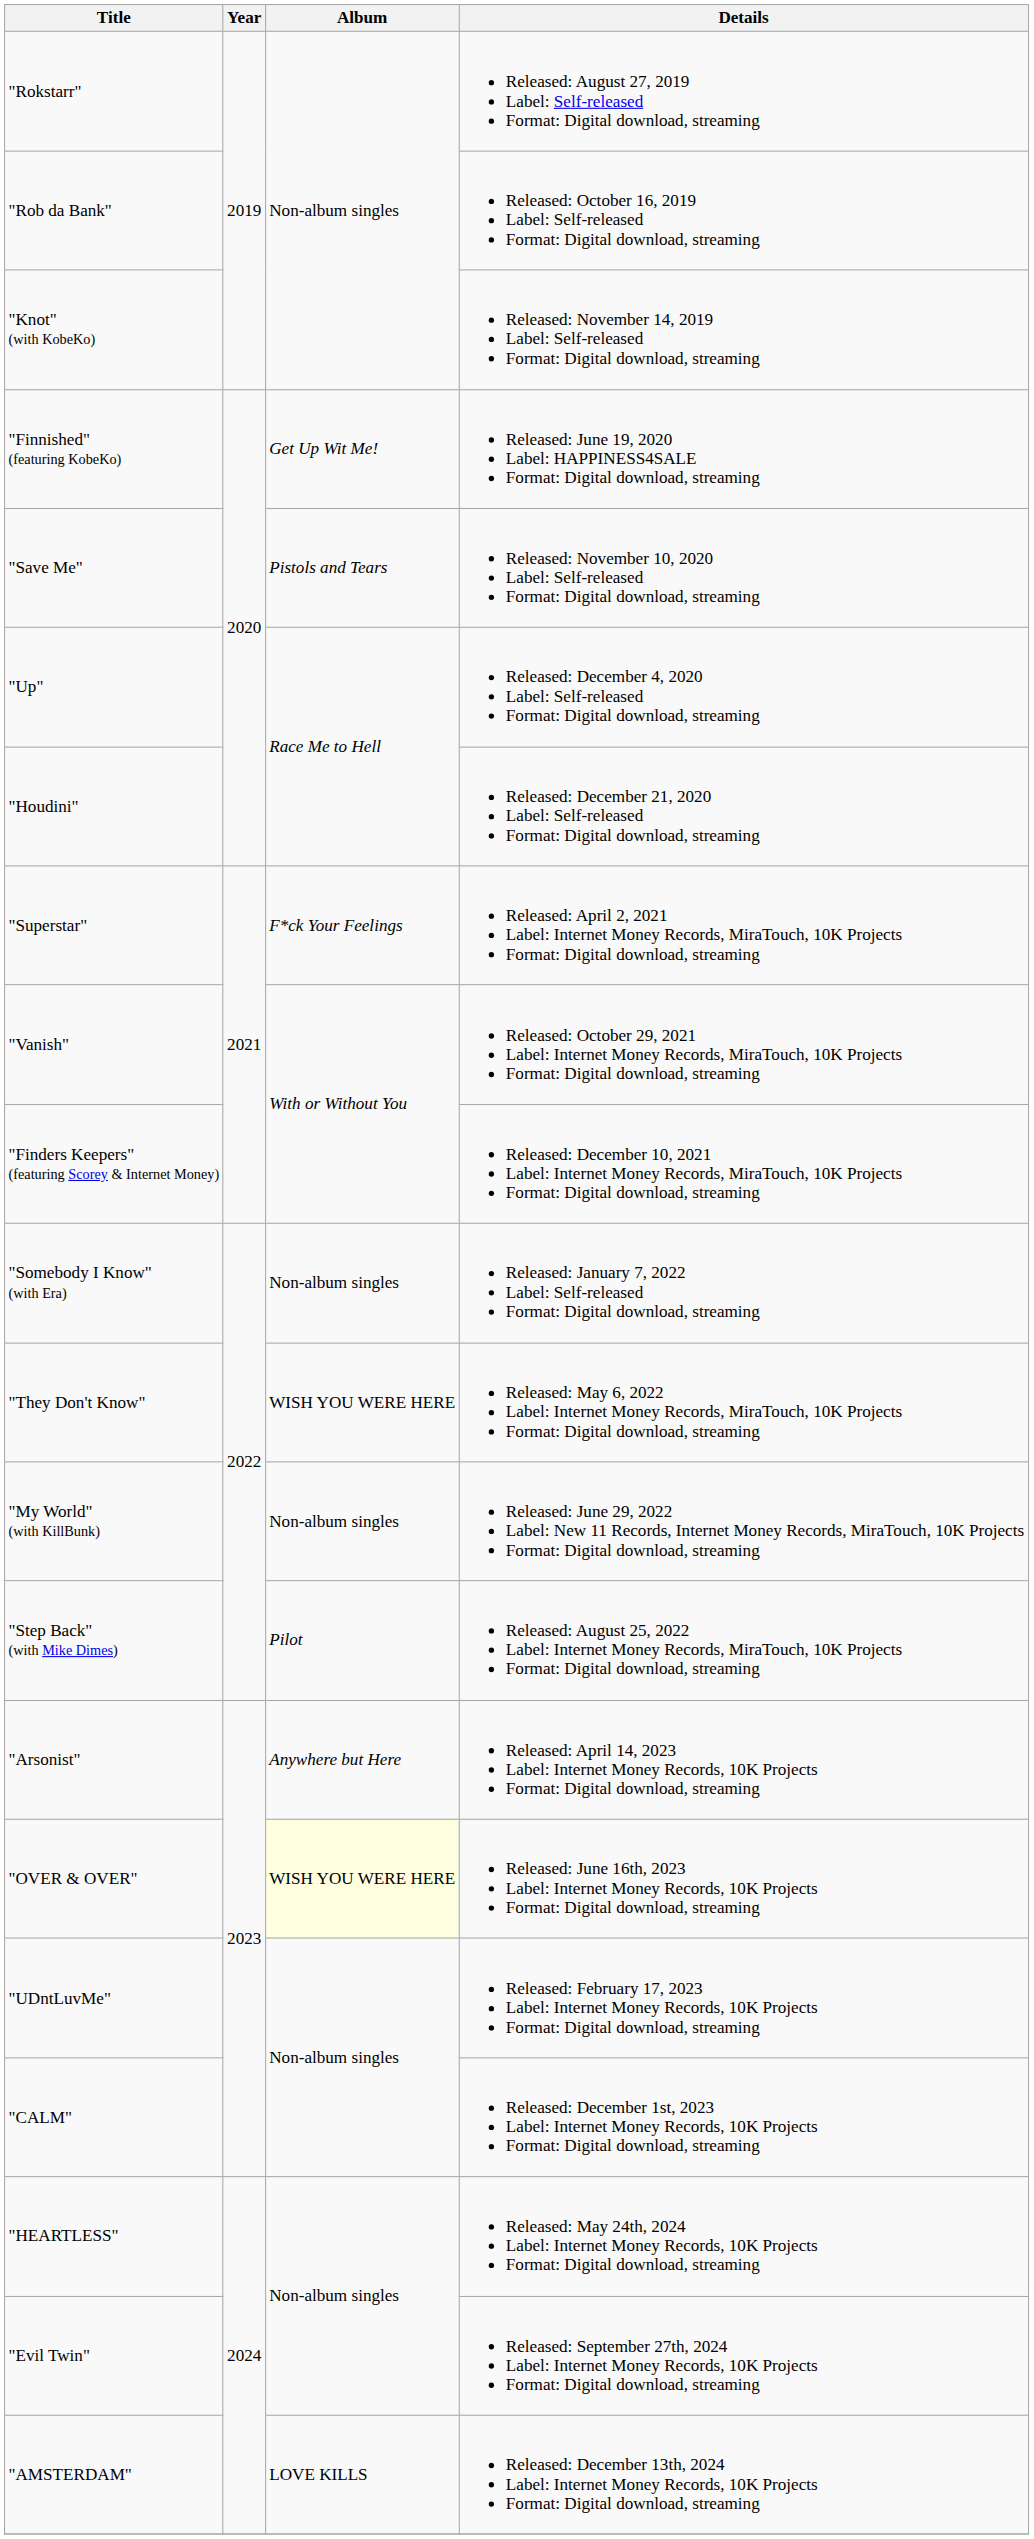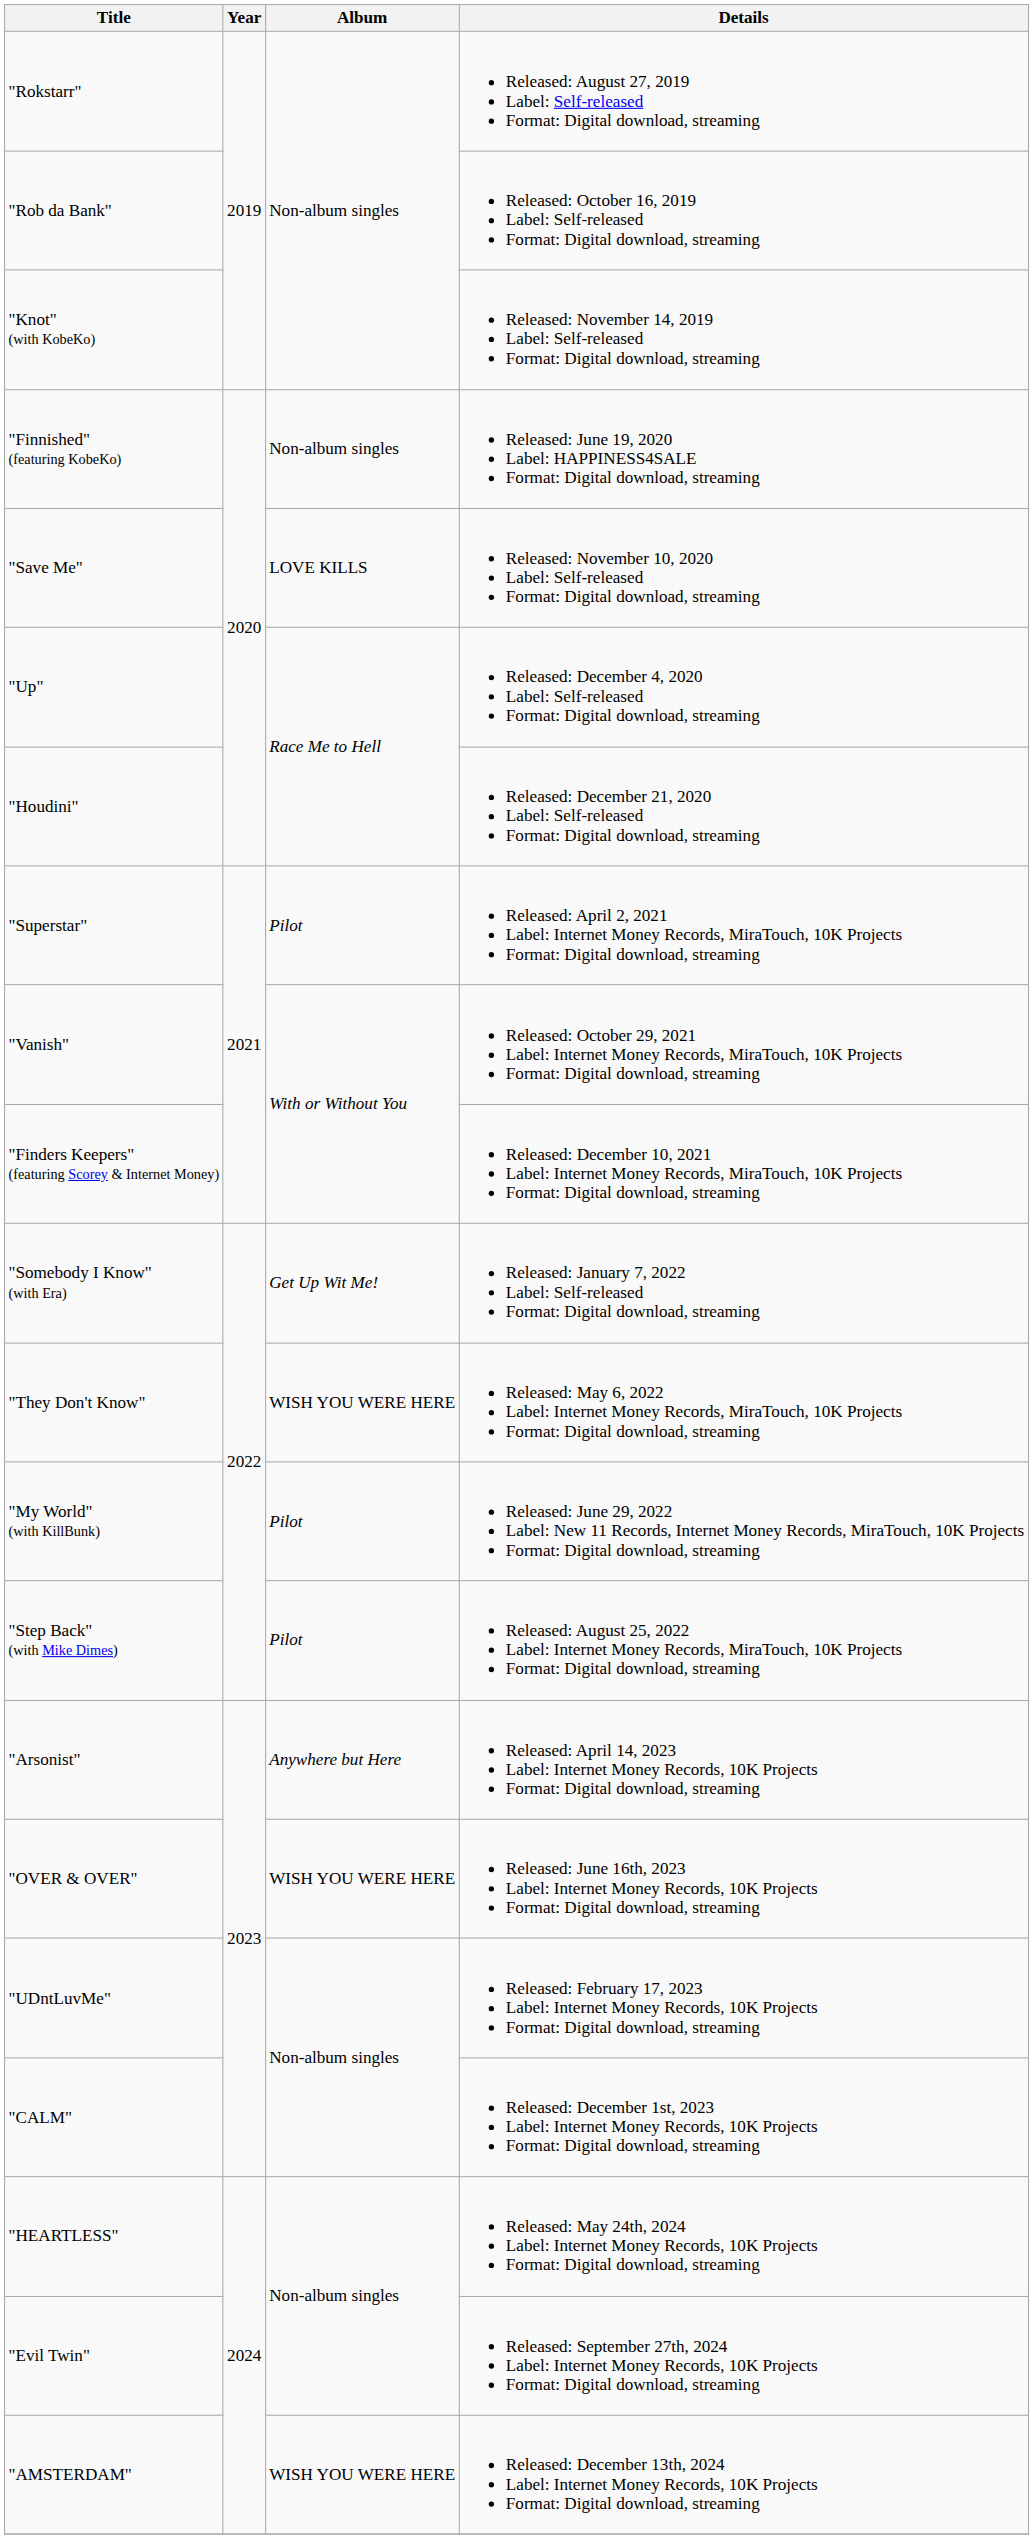(324, 448) Get Up Wit Me! -> (334, 448) Non-album singles
(328, 567) Pistols and Tears -> (318, 567) LOVE KILLS
(336, 925) F*ck Your Feelings -> (286, 925) Pilot
(334, 1282) Non-album singles -> (324, 1282) Get Up Wit Me!
(334, 1521) Non-album singles -> (286, 1521) Pilot
(362, 1878) lightyellow background -> (362, 1878) no background
(318, 2474) LOVE KILLS -> (362, 2474) WISH YOU WERE HERE
